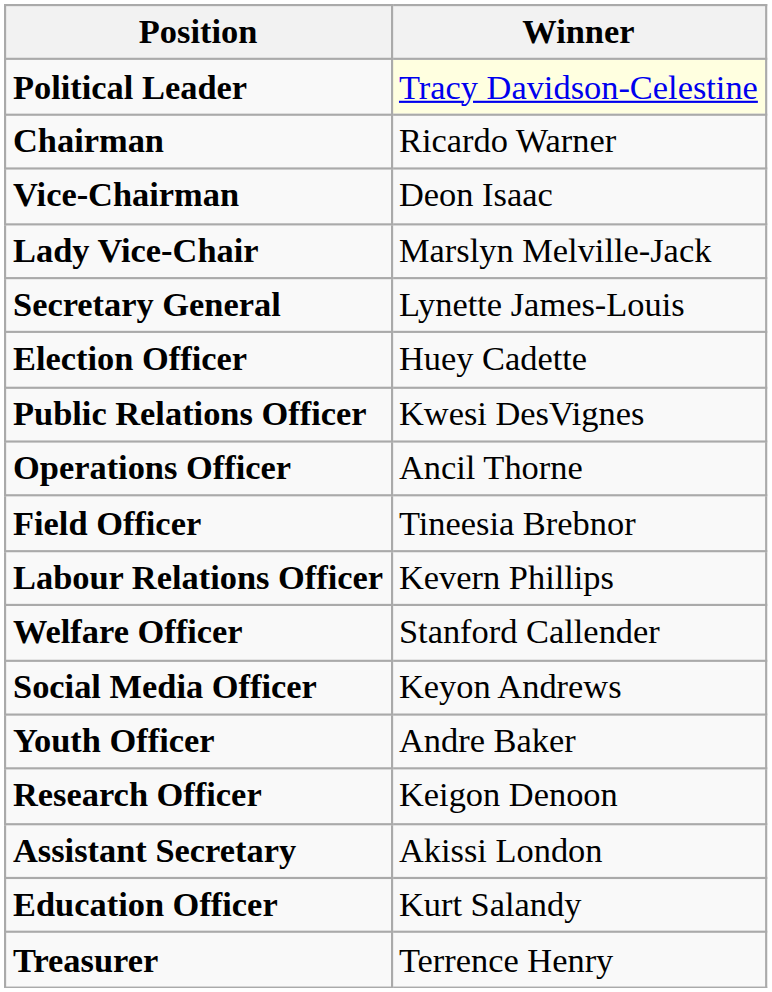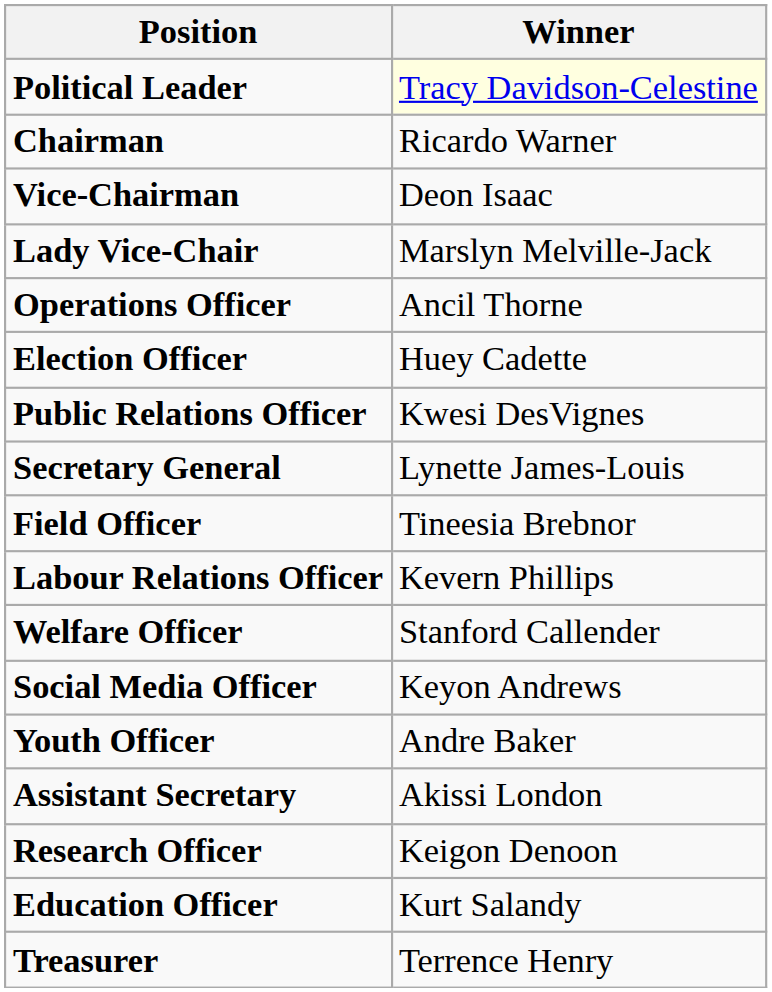rows swapped: (147, 304) <-> (152, 468)
rows swapped: (155, 850) <-> (137, 795)
